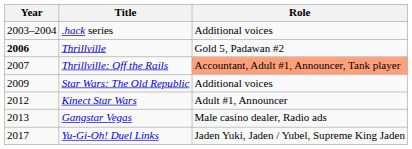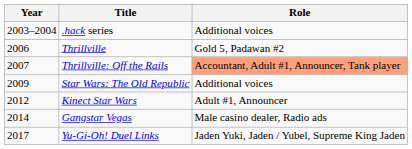(18, 48) bold -> (18, 48) normal
(18, 118) 2013 -> (18, 118) 2014
